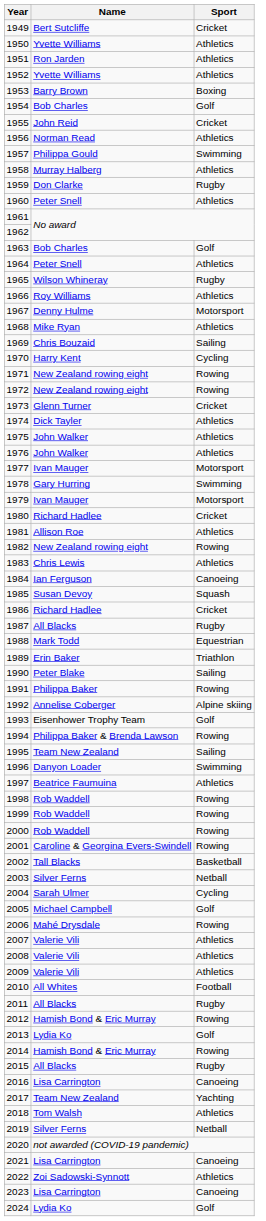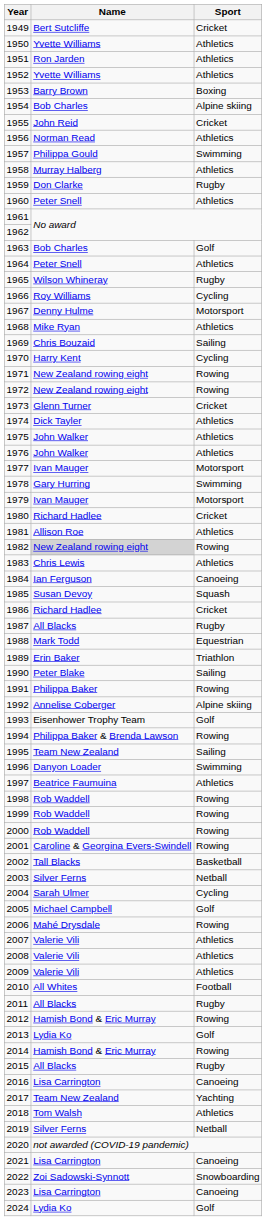(205, 106) Golf -> (224, 106) Alpine skiing
(215, 295) Athletics -> (212, 295) Cycling
(91, 547) no background -> (91, 547) lightgrey background
(215, 1176) Athletics -> (228, 1176) Snowboarding
